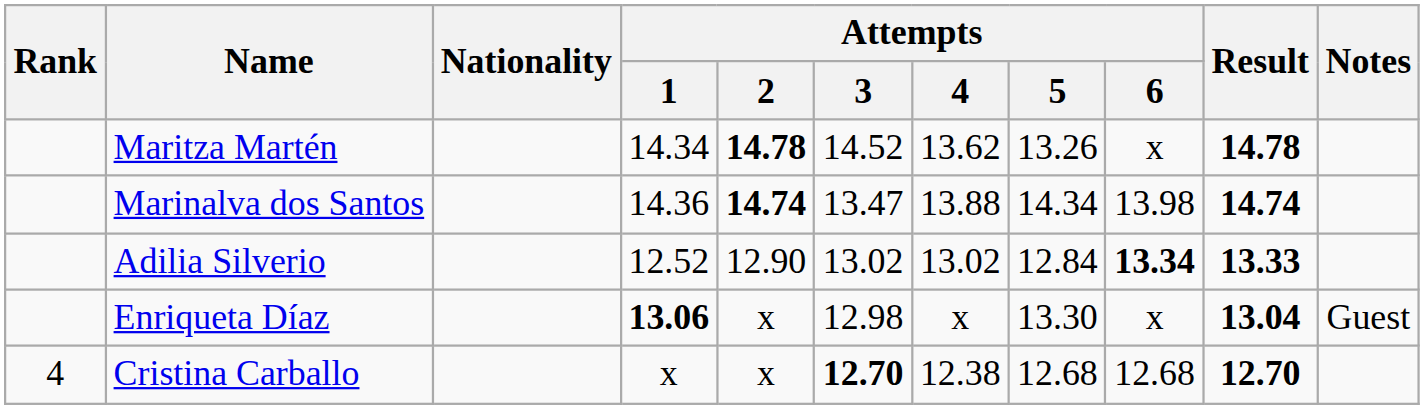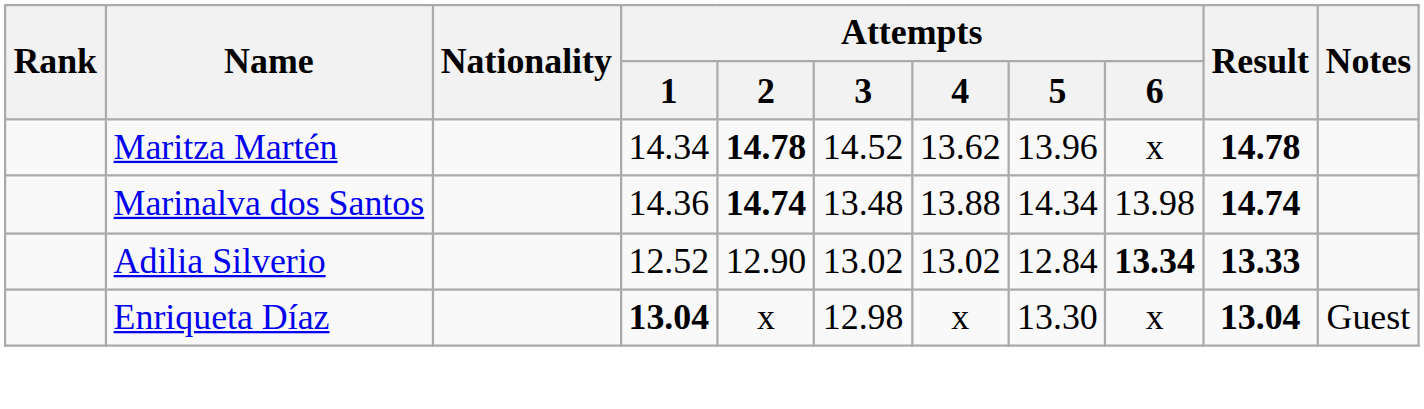(1057, 146) 13.26 -> (1057, 146) 13.96
(863, 203) 13.47 -> (863, 203) 13.48
(669, 317) 13.06 -> (669, 317) 13.04
- row: (237, 373)
